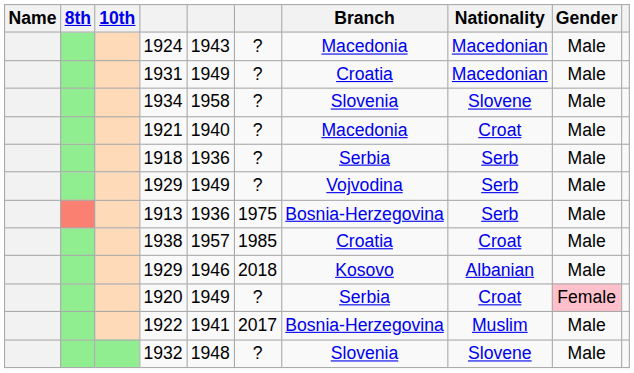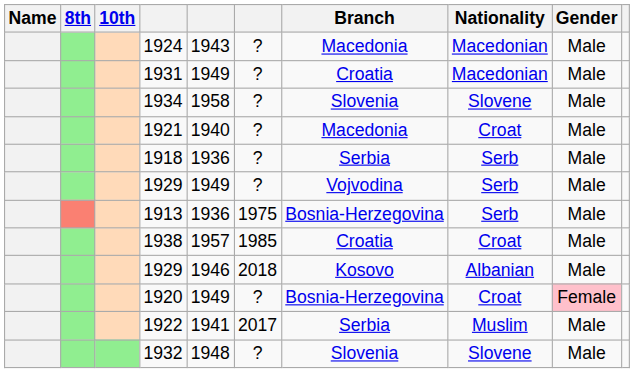(365, 297) Serbia -> (365, 297) Bosnia-Herzegovina
(365, 325) Bosnia-Herzegovina -> (365, 325) Serbia
